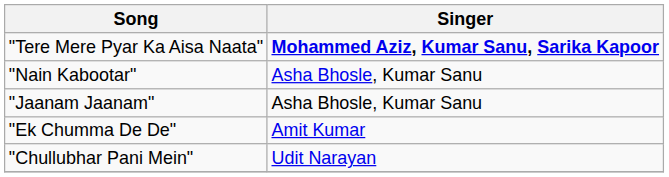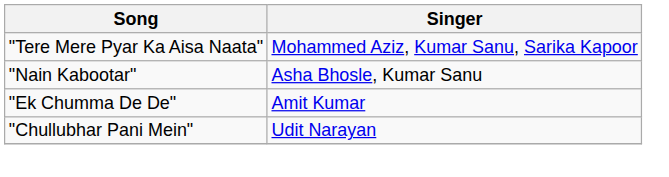(465, 46) bold -> (455, 46) normal
- row: (82, 102)
